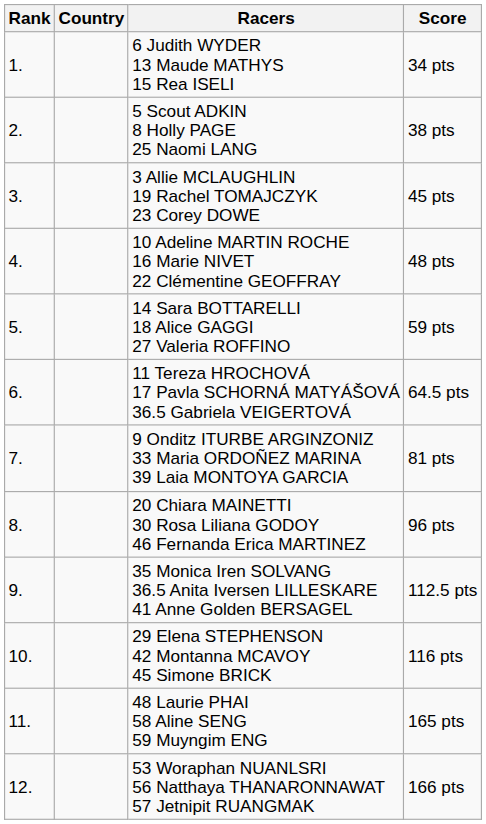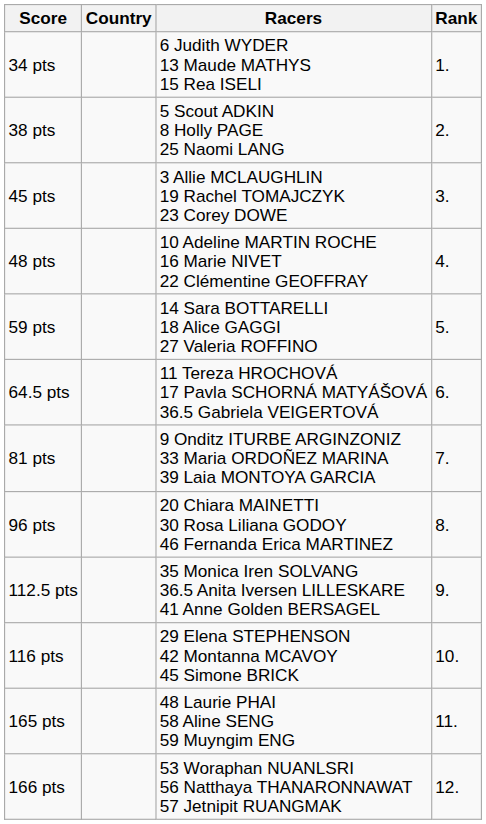columns swapped: (30, 18) <-> (443, 18)
